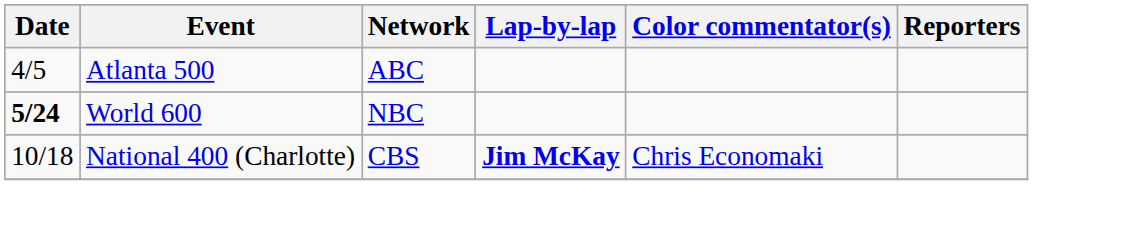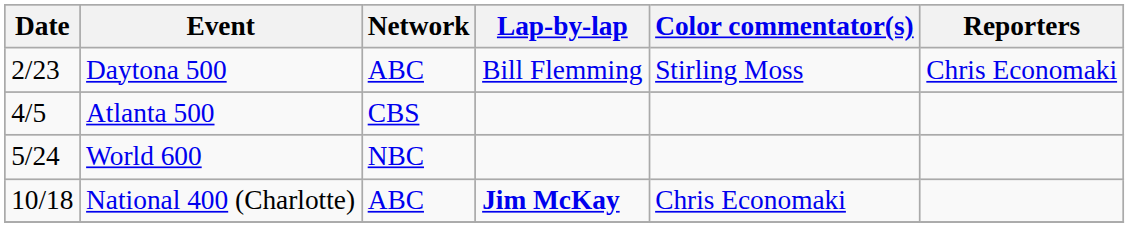+ row: (156, 69)
(396, 69) ABC -> (394, 112) CBS
(35, 112) bold -> (35, 156) normal
(394, 156) CBS -> (396, 199) ABC
